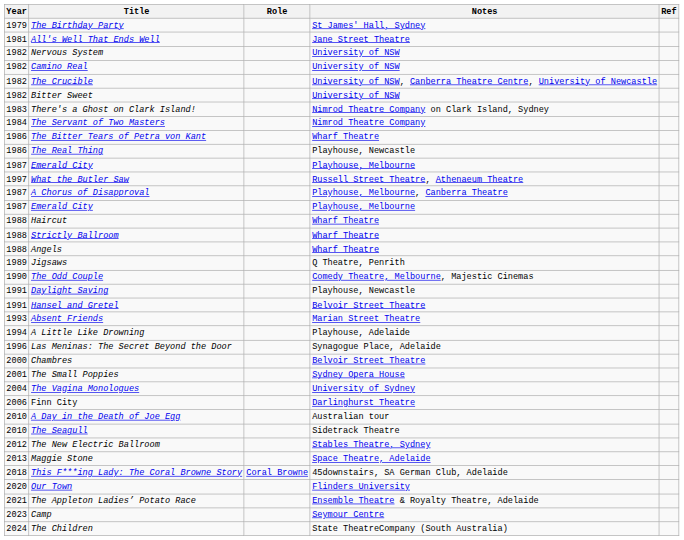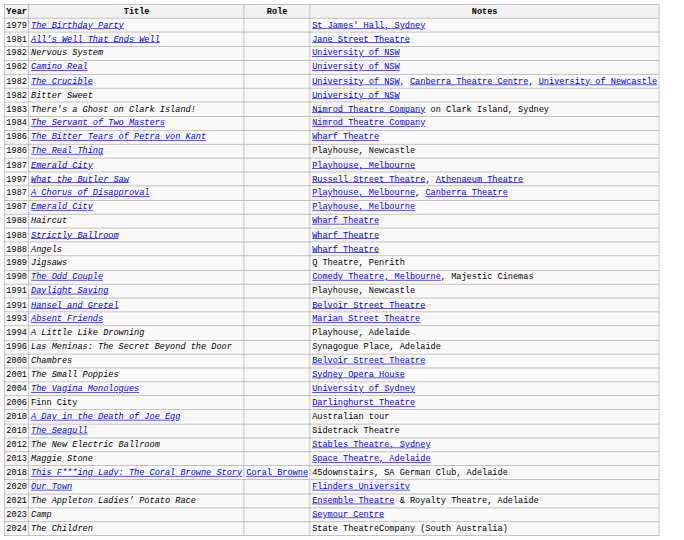- column: (669, 11)
